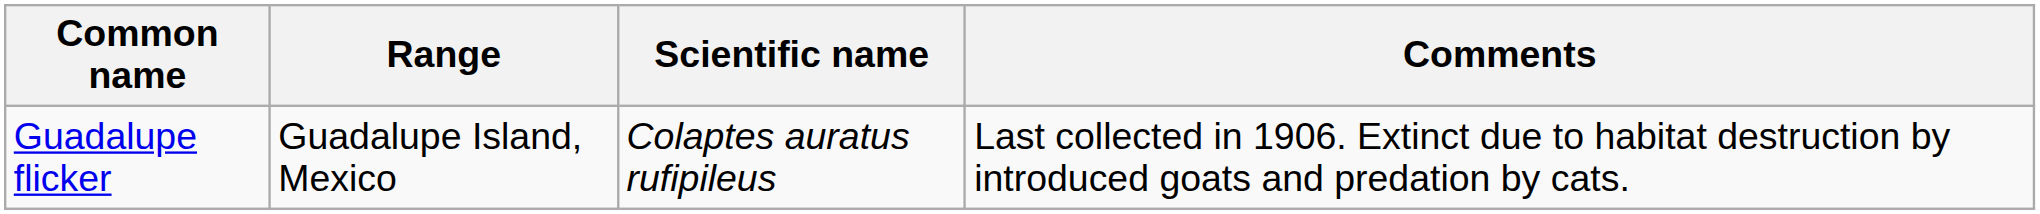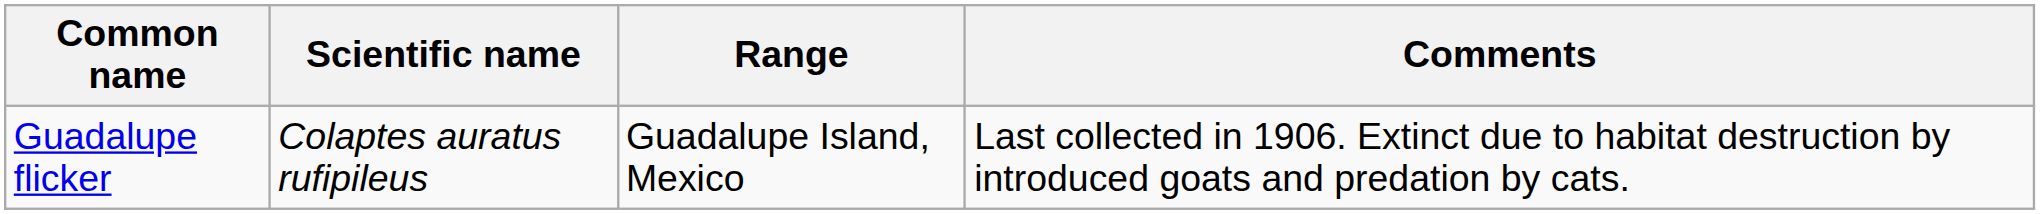columns swapped: (792, 55) <-> (444, 55)
